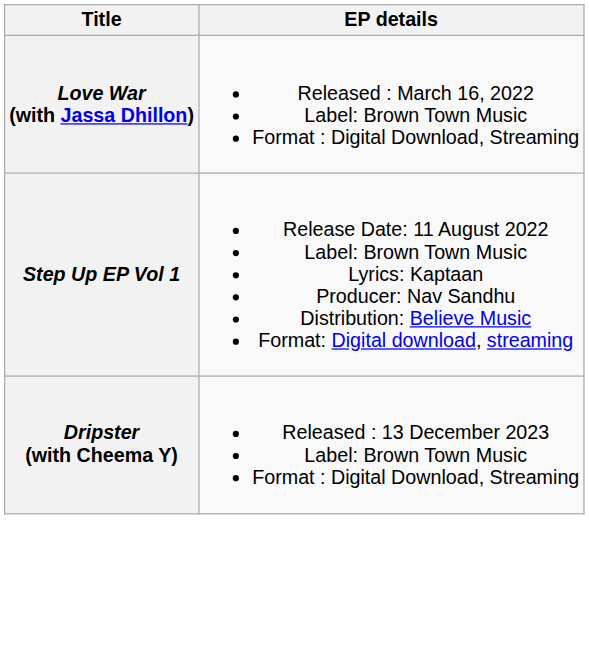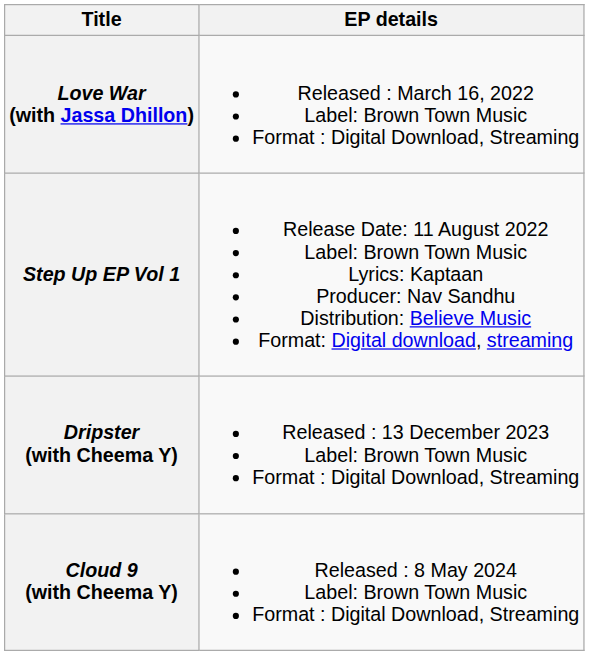+ row: (102, 581)
